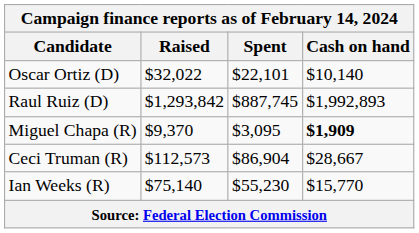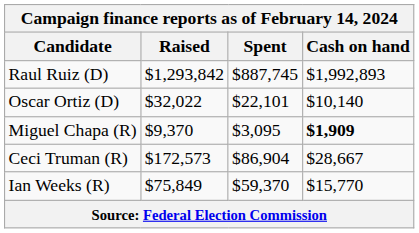rows swapped: (64, 74) <-> (58, 102)
(177, 158) $112,573 -> (178, 158) $172,573
(173, 185) $75,140 -> (173, 185) $75,849
(261, 185) $55,230 -> (261, 185) $59,370
